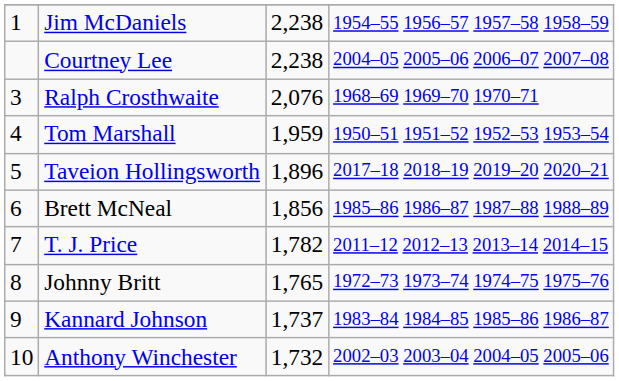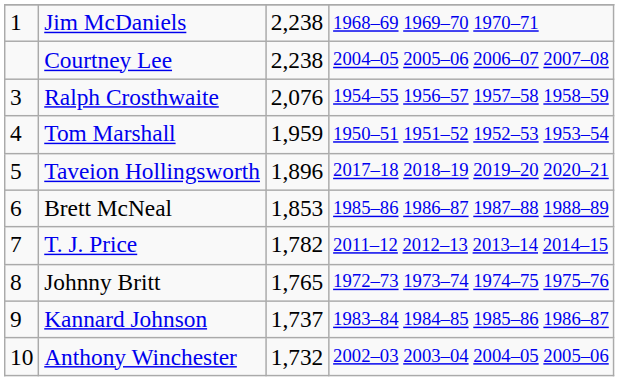(471, 23) 1954–55 1956–57 1957–58 1958–59 -> (436, 23) 1968–69 1969–70 1970–71
(436, 97) 1968–69 1969–70 1970–71 -> (471, 97) 1954–55 1956–57 1957–58 1958–59
(297, 208) 1,856 -> (297, 208) 1,853
